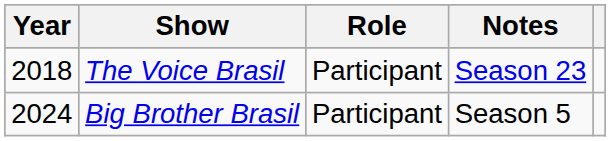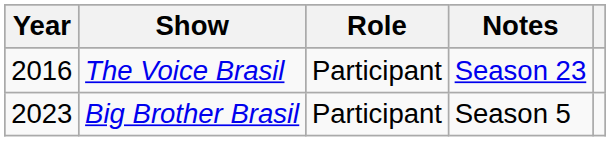(42, 69) 2018 -> (42, 69) 2016
(42, 113) 2024 -> (42, 113) 2023
